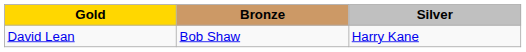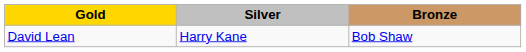columns swapped: (435, 15) <-> (263, 15)
